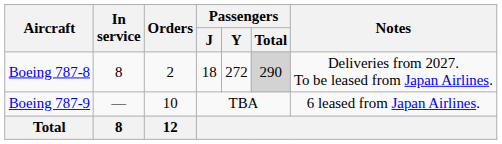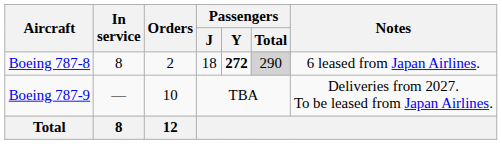(236, 71) normal -> (236, 63) bold
(393, 71) Deliveries from 2027. To be leased from Japan Airlines. -> (393, 63) 6 leased from Japan Airlines.
(393, 103) 6 leased from Japan Airlines. -> (393, 95) Deliveries from 2027. To be leased from Japan Airlines.
